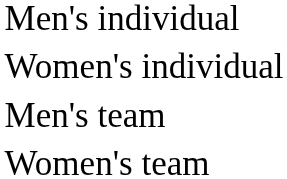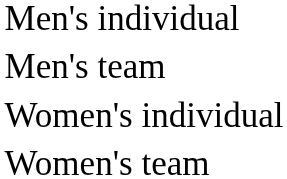rows swapped: (144, 66) <-> (85, 115)
